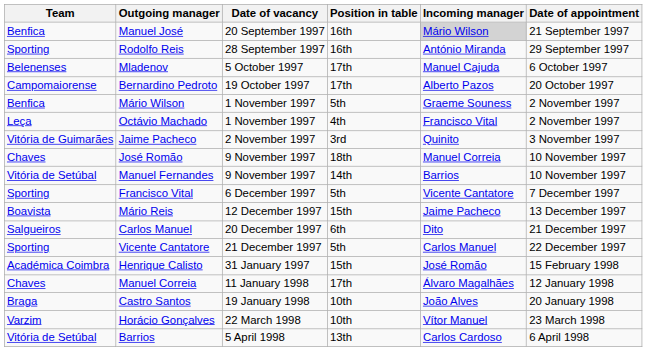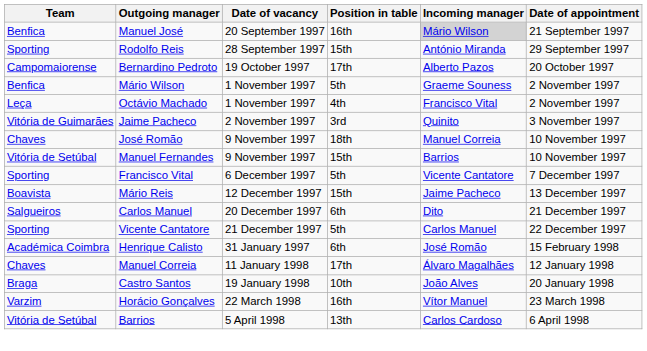(341, 49) 16th -> (341, 49) 15th
- row: (143, 67)
(341, 175) 14th -> (341, 157) 15th
(341, 265) 15th -> (338, 247) 6th
(341, 319) 10th -> (341, 301) 16th
